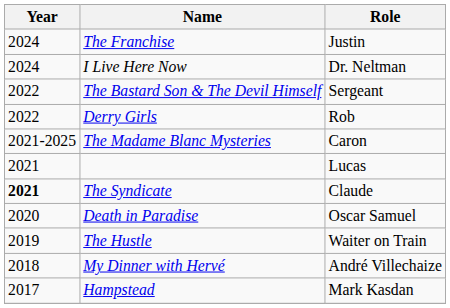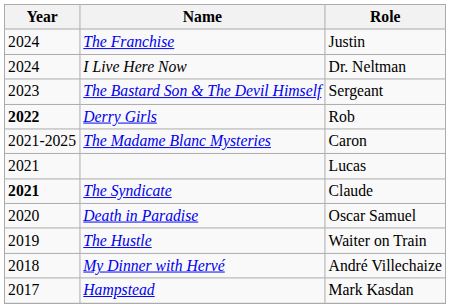(24, 91) 2022 -> (24, 91) 2023
(24, 116) normal -> (24, 116) bold
